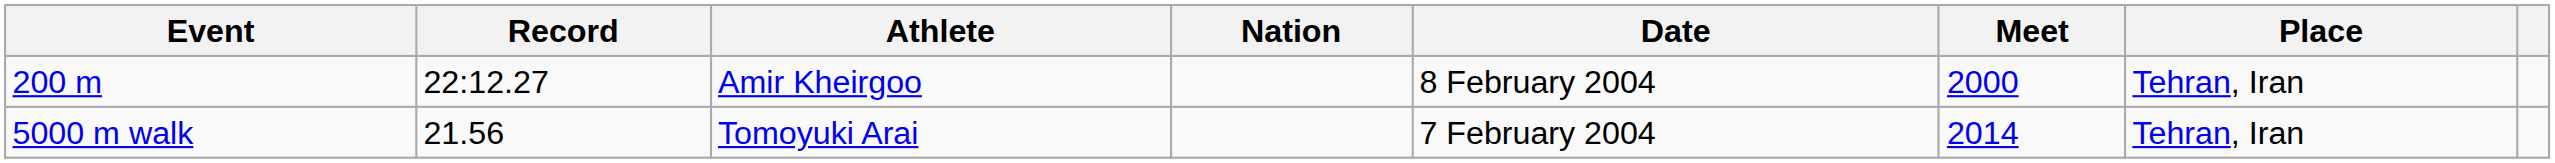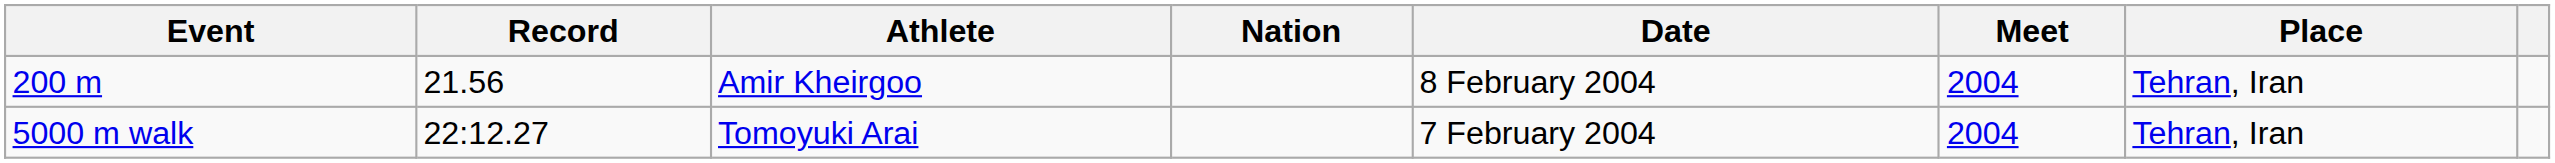(486, 82) 22:12.27 -> (464, 82) 21.56
(1983, 82) 2000 -> (1983, 82) 2004
(464, 133) 21.56 -> (486, 133) 22:12.27
(1983, 133) 2014 -> (1983, 133) 2004
